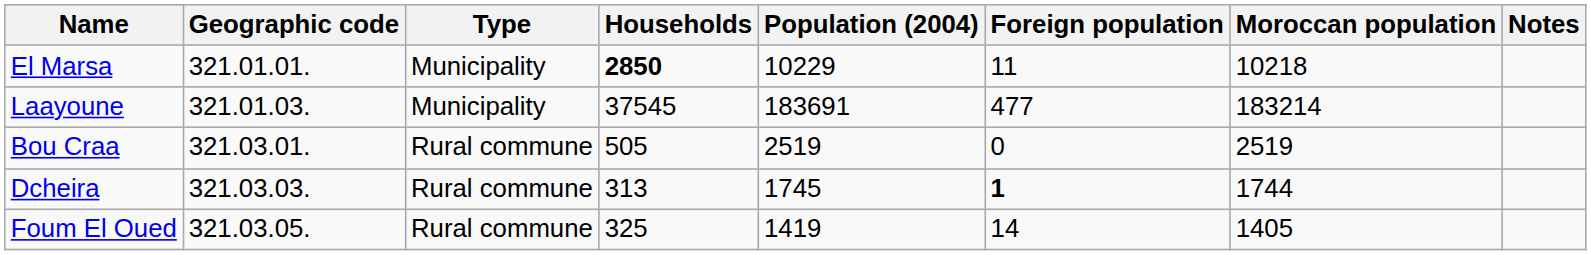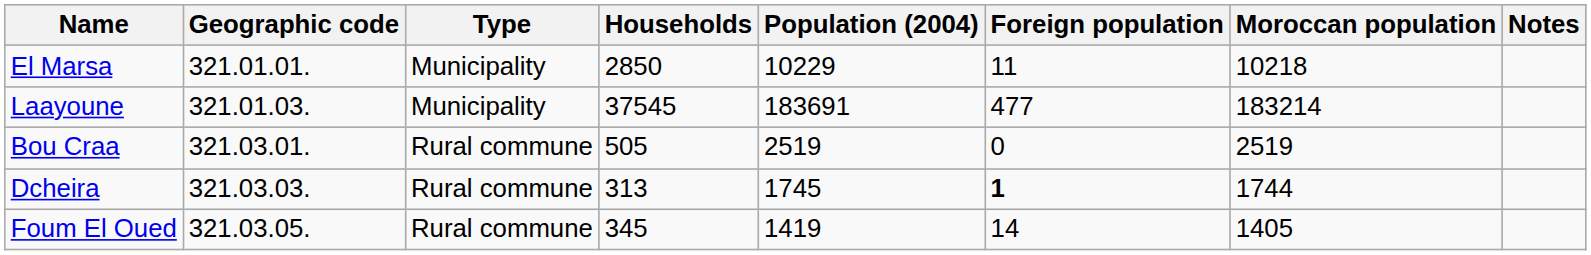(633, 65) bold -> (633, 65) normal
(626, 229) 325 -> (626, 229) 345
